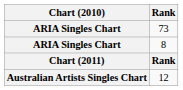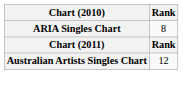- row: (164, 28)
